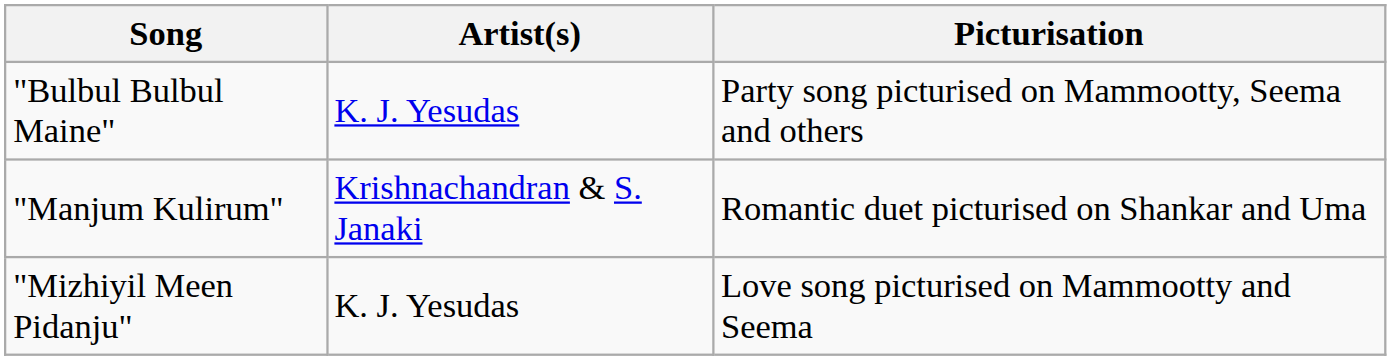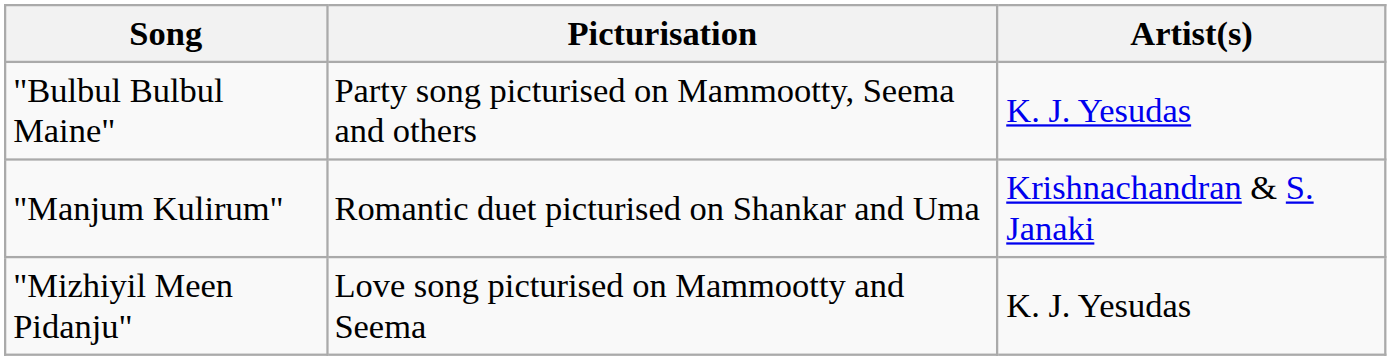columns swapped: (520, 33) <-> (1049, 33)
